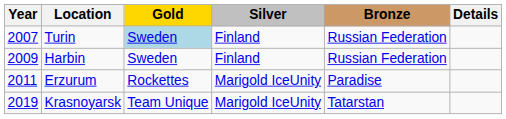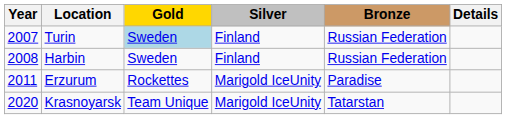(23, 59) 2009 -> (23, 59) 2008
(23, 102) 2019 -> (23, 102) 2020
